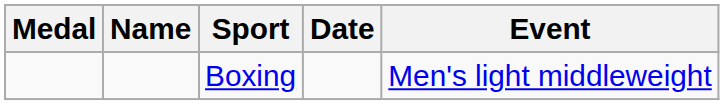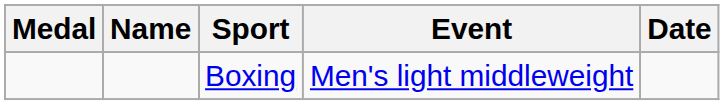columns swapped: (550, 29) <-> (342, 29)
